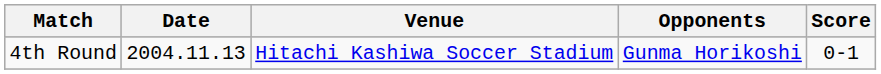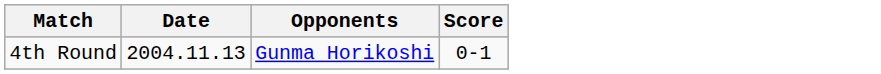- column: (434, 21)
